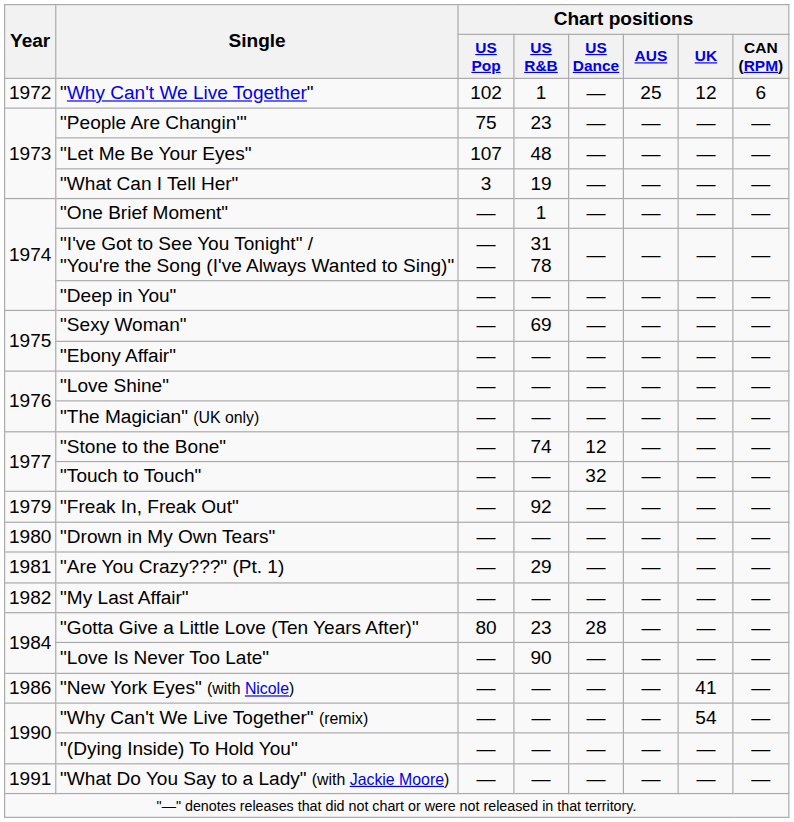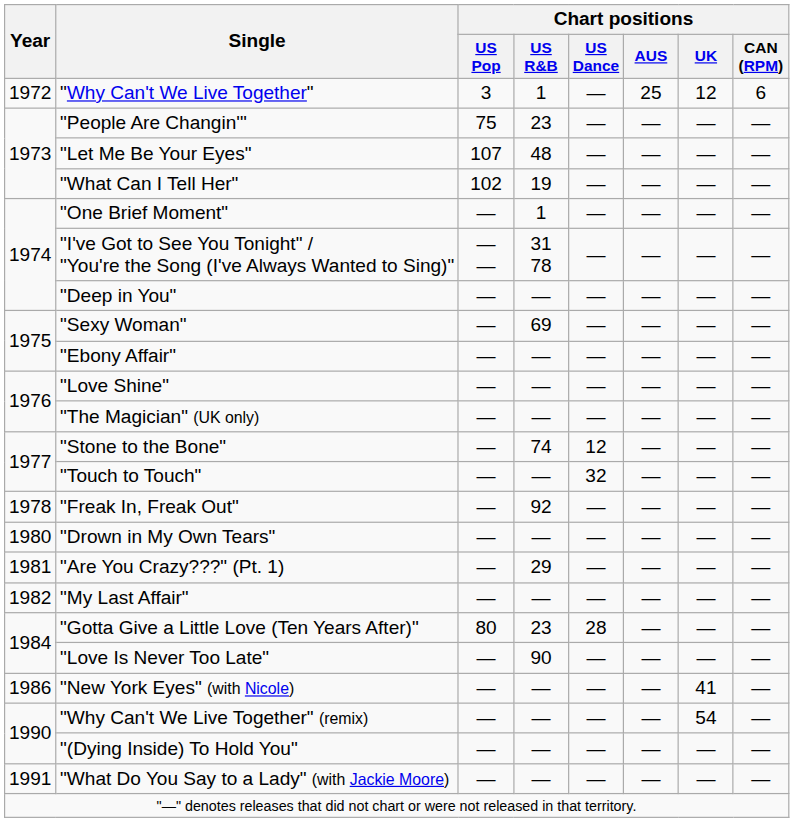(486, 92) 102 -> (486, 92) 3
(486, 183) 3 -> (486, 183) 102
(30, 506) 1979 -> (30, 506) 1978
